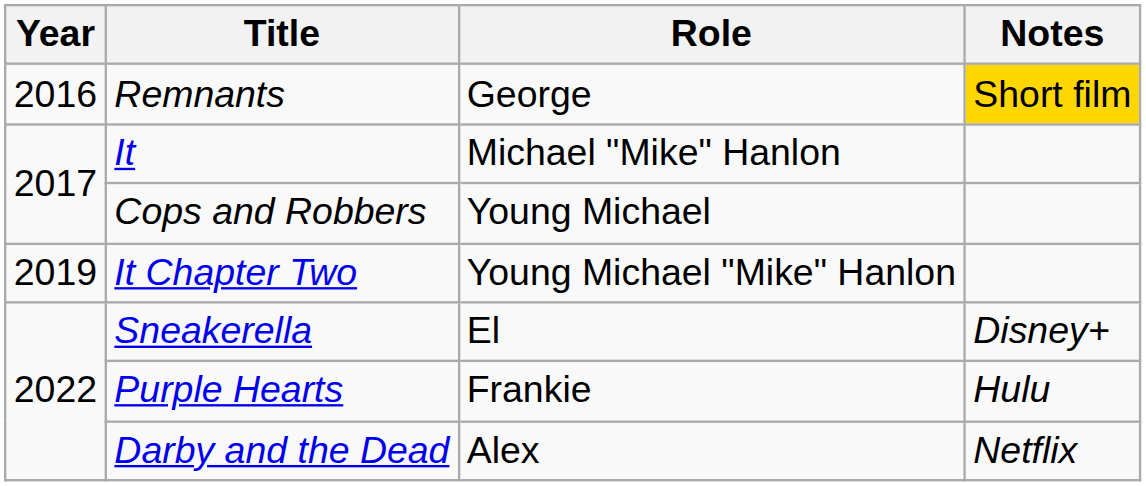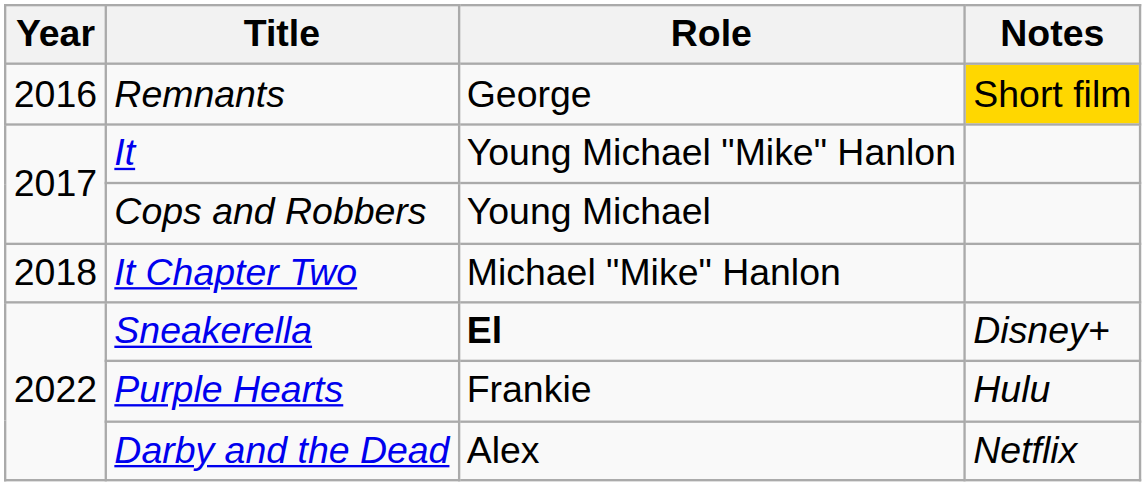(654, 152) Michael "Mike" Hanlon -> (711, 152) Young Michael "Mike" Hanlon
(55, 271) 2019 -> (55, 271) 2018
(711, 271) Young Michael "Mike" Hanlon -> (654, 271) Michael "Mike" Hanlon
(483, 331) normal -> (484, 331) bold
